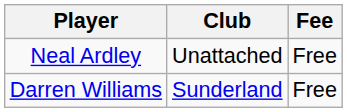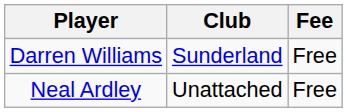rows swapped: (86, 55) <-> (86, 90)
